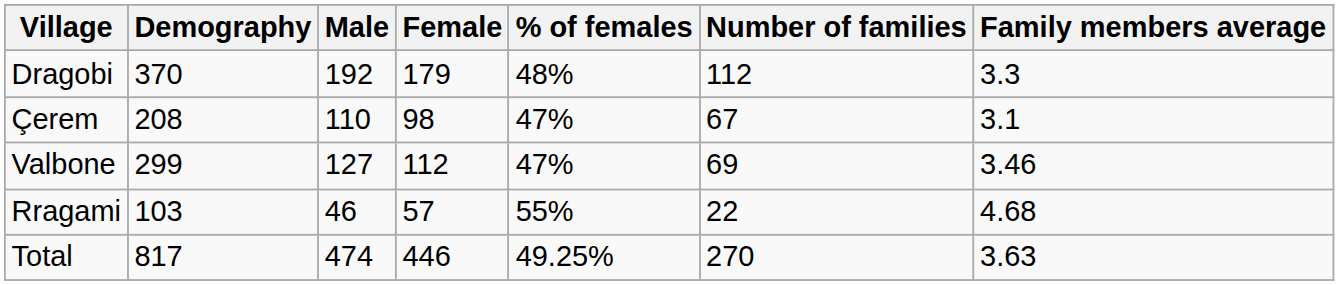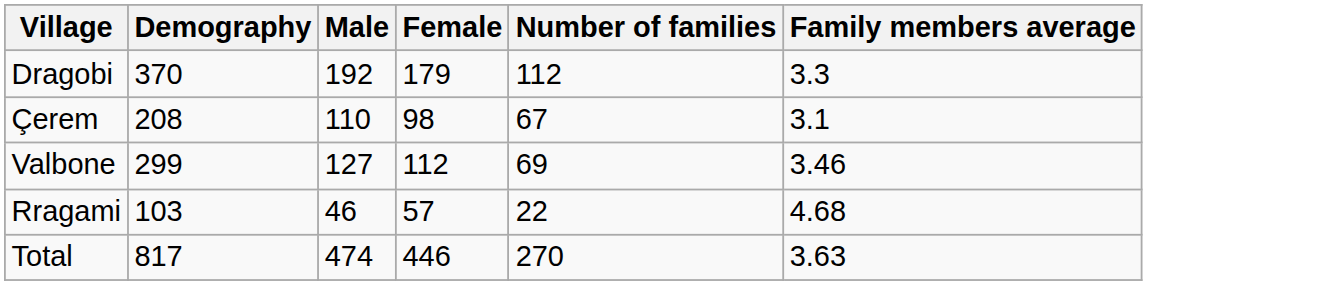- column: (604, 27)
